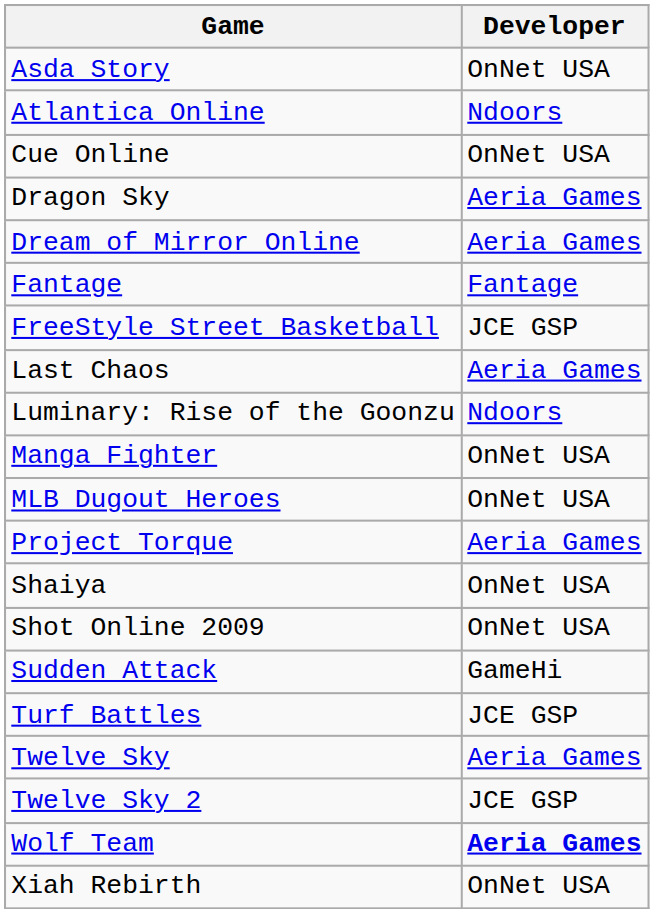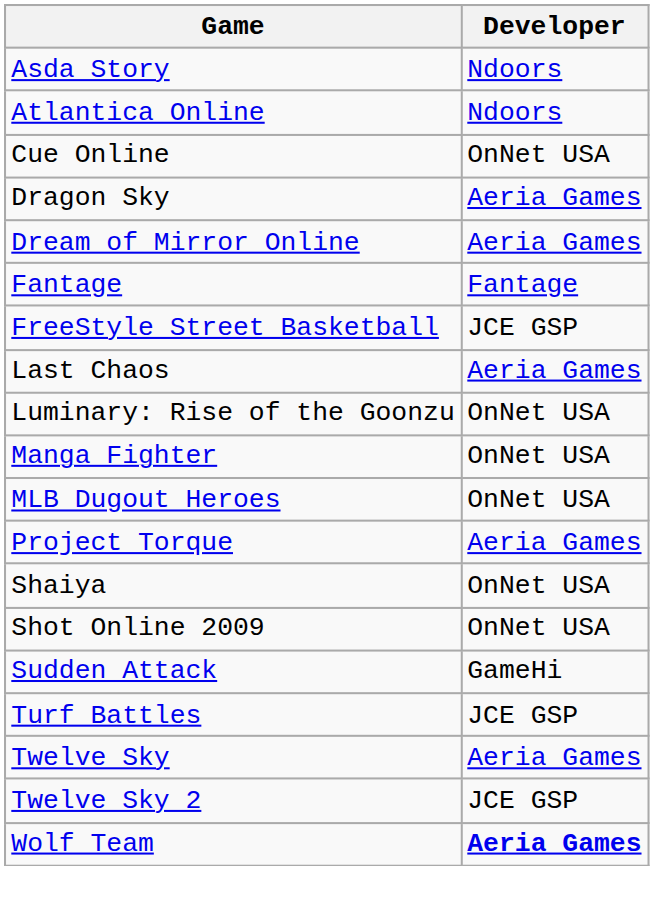(539, 70) OnNet USA -> (515, 70) Ndoors
(515, 414) Ndoors -> (539, 414) OnNet USA
- row: (106, 887)
